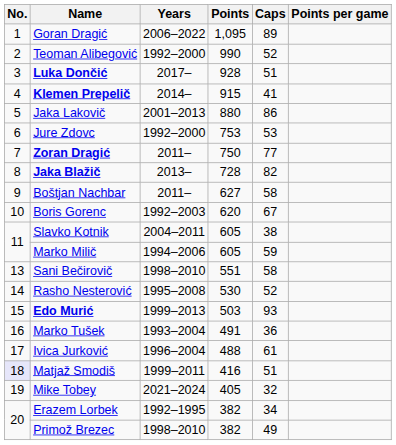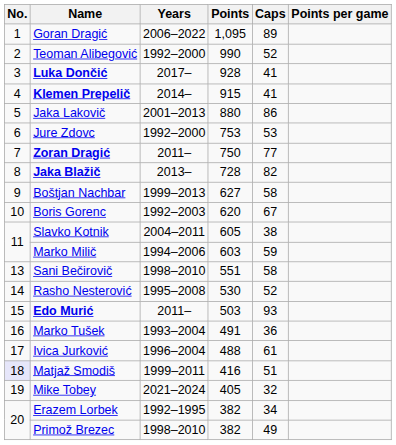(270, 73) 51 -> (270, 73) 41
(174, 192) 2011– -> (174, 192) 1999–2013
(230, 251) 605 -> (230, 251) 603
(174, 311) 1999–2013 -> (174, 311) 2011–
